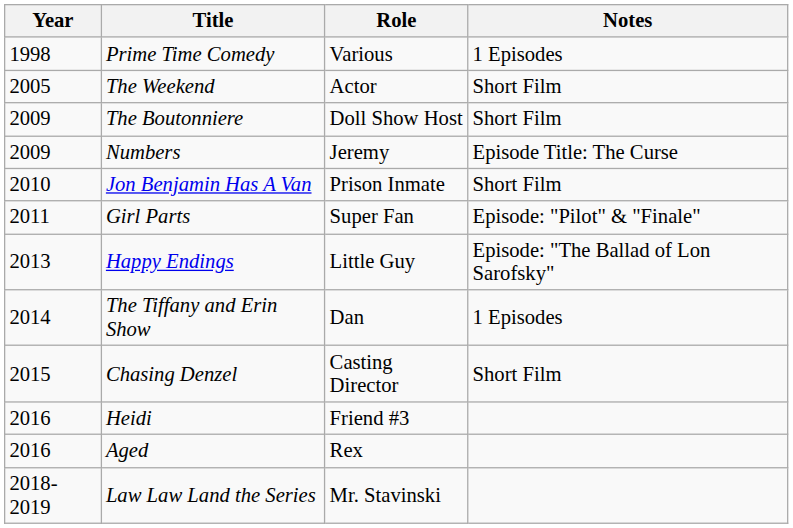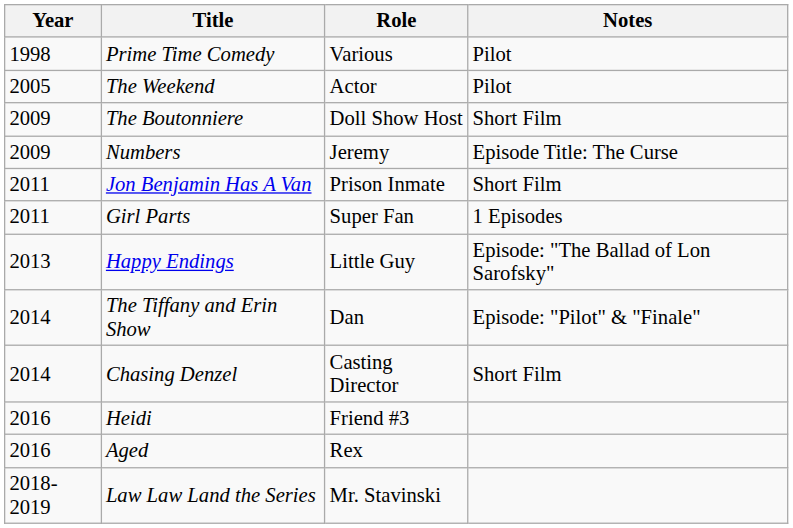(518, 53) 1 Episodes -> (492, 53) Pilot
(517, 86) Short Film -> (492, 86) Pilot
(30, 184) 2010 -> (30, 184) 2011
(587, 217) Episode: "Pilot" & "Finale" -> (518, 217) 1 Episodes
(518, 317) 1 Episodes -> (587, 317) Episode: "Pilot" & "Finale"
(30, 373) 2015 -> (30, 373) 2014
